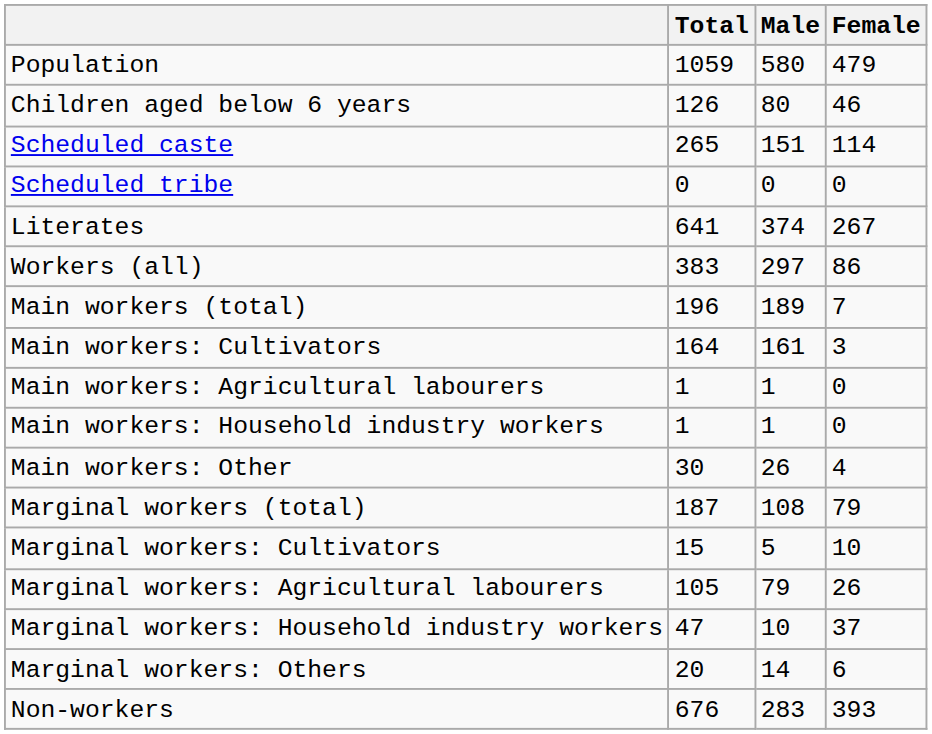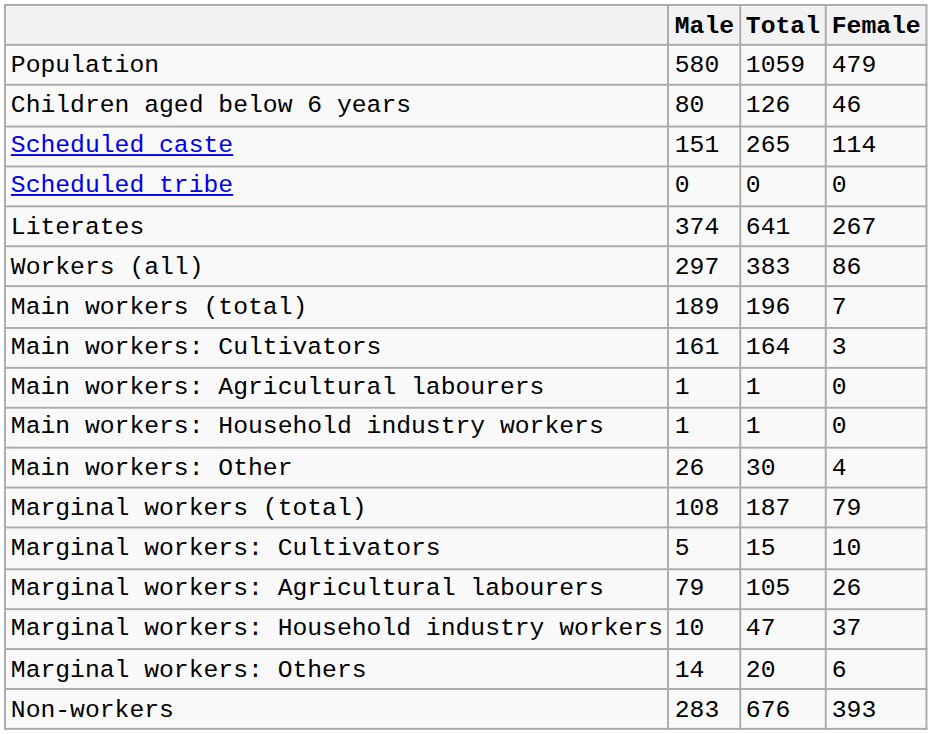columns swapped: (712, 25) <-> (790, 25)
